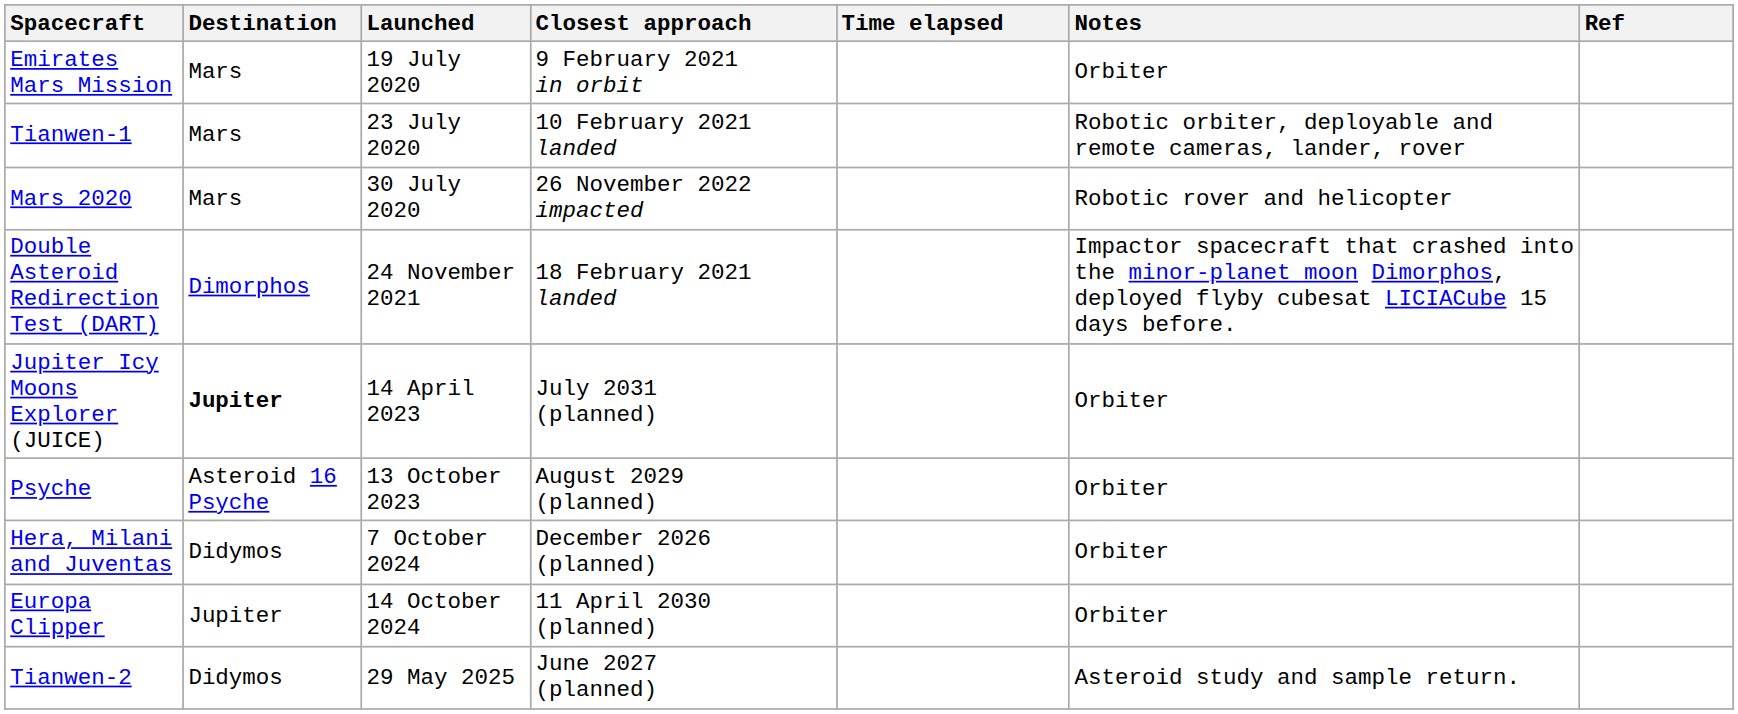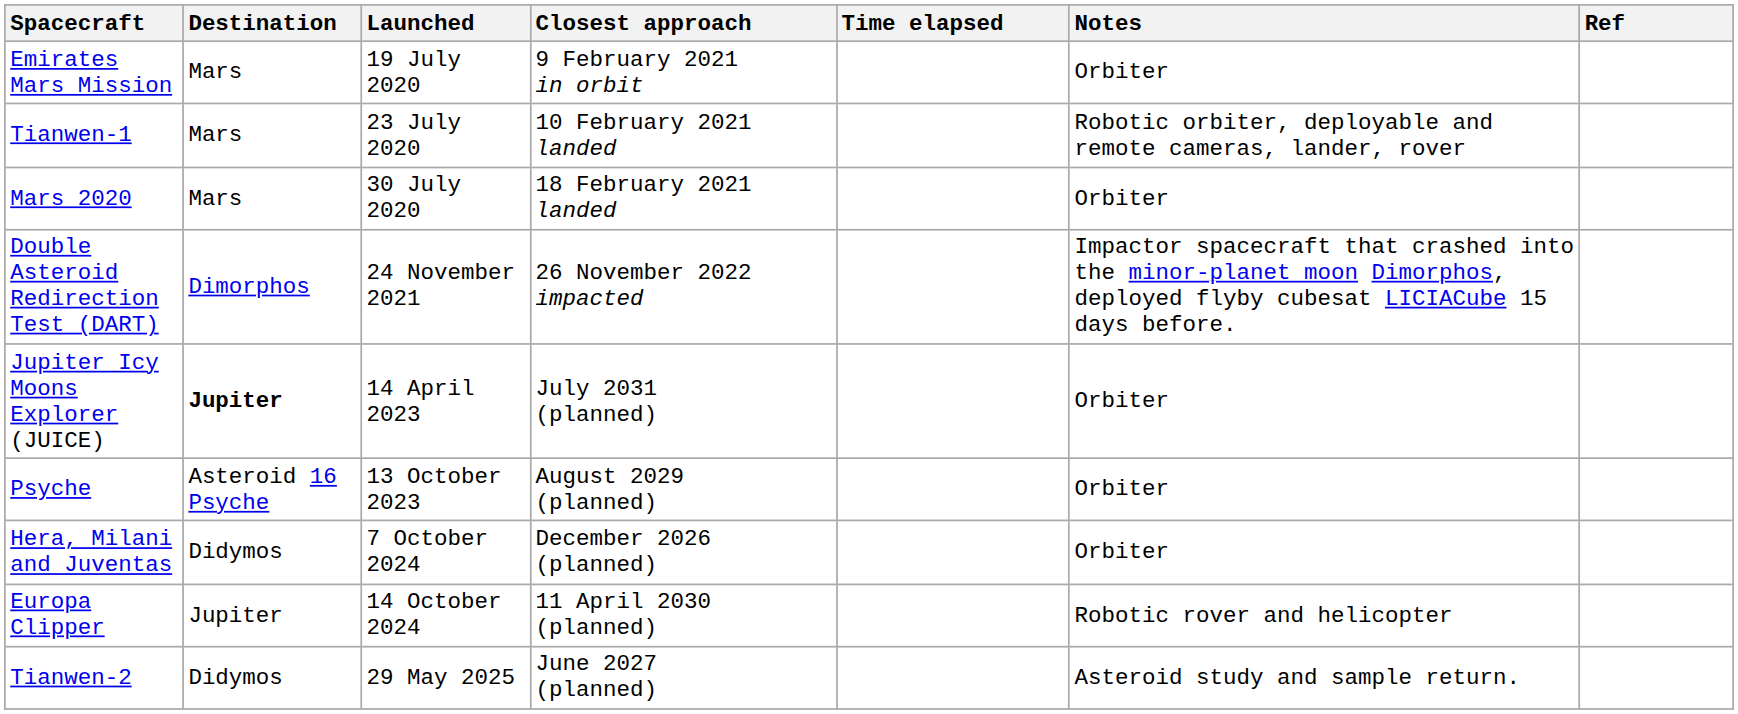(644, 198) 26 November 2022 impacted -> (644, 198) 18 February 2021 landed
(1264, 198) Robotic rover and helicopter -> (1122, 198) Orbiter
(644, 287) 18 February 2021 landed -> (644, 287) 26 November 2022 impacted
(1122, 615) Orbiter -> (1264, 615) Robotic rover and helicopter
